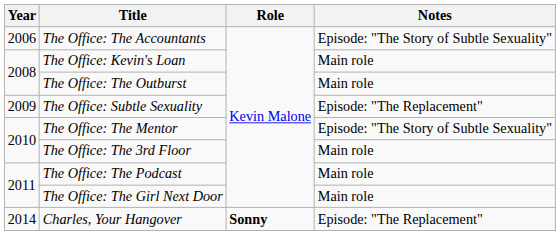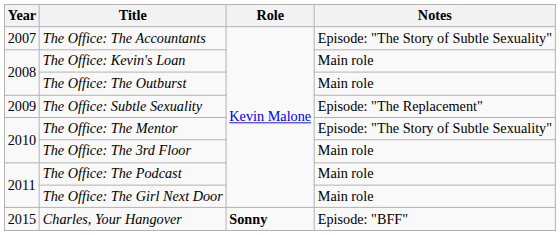(22, 38) 2006 -> (22, 38) 2007
(22, 219) 2014 -> (22, 219) 2015
(400, 219) Episode: "The Replacement" -> (363, 219) Episode: "BFF"
